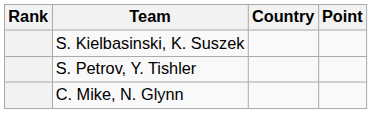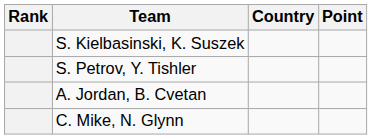+ row: (131, 95)
